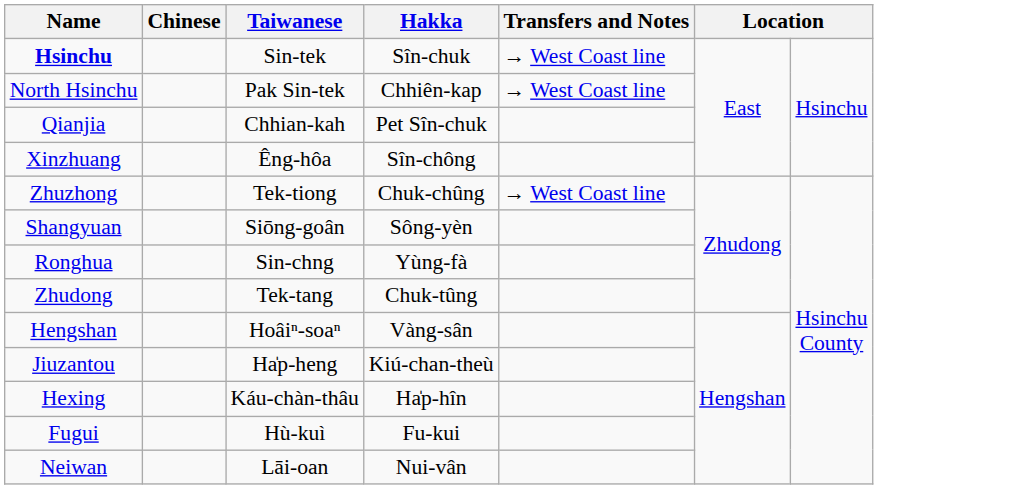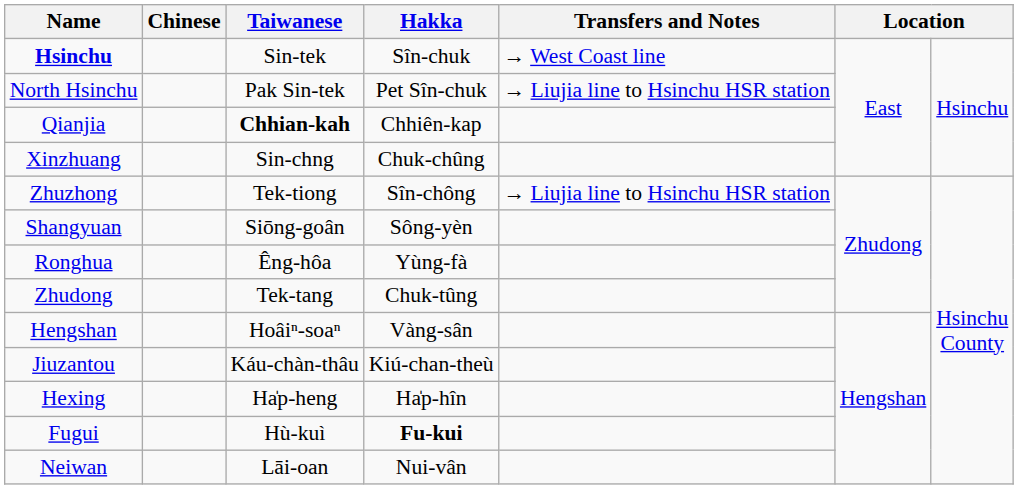(431, 90) Chhiên-kap -> (431, 90) Pet Sîn-chuk
(584, 90) → West Coast line -> (667, 90) → Liujia line to Hsinchu HSR station
(295, 124) normal -> (295, 124) bold
(431, 124) Pet Sîn-chuk -> (431, 124) Chhiên-kap
(295, 158) Êng-hôa -> (295, 158) Sin-chng
(431, 158) Sîn-chông -> (431, 158) Chuk-chûng
(431, 192) Chuk-chûng -> (431, 192) Sîn-chông
(584, 192) → West Coast line -> (667, 192) → Liujia line to Hsinchu HSR station
(295, 261) Sin-chng -> (295, 261) Êng-hôa
(295, 364) Ha̍p-heng -> (295, 364) Káu-chàn-thâu
(295, 398) Káu-chàn-thâu -> (295, 398) Ha̍p-heng
(431, 432) normal -> (431, 432) bold
